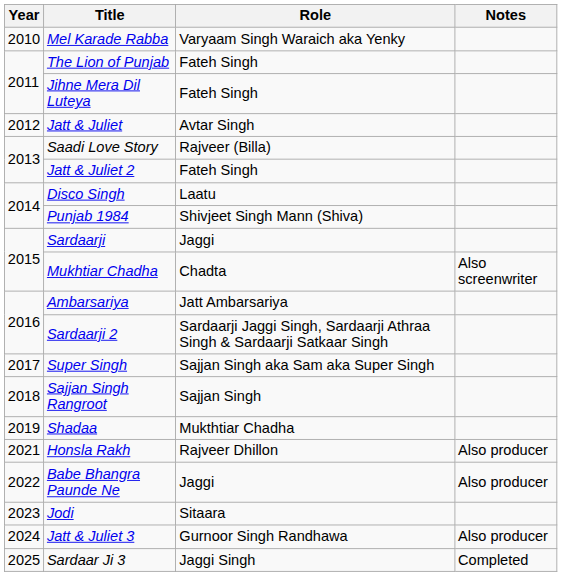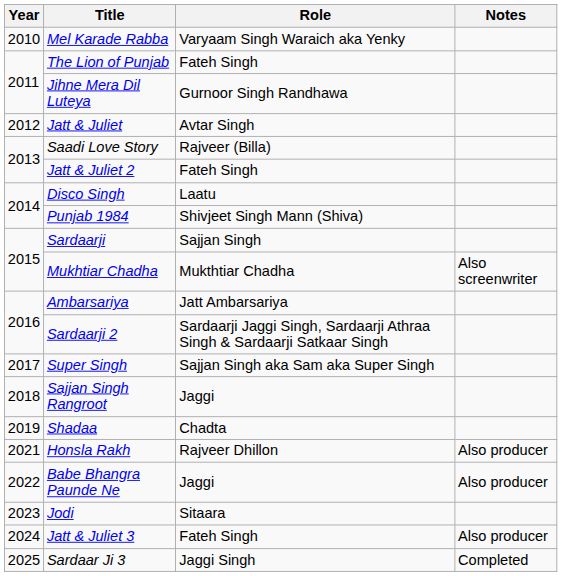(219, 93) Fateh Singh -> (263, 93) Gurnoor Singh Randhawa
(197, 240) Jaggi -> (220, 240) Sajjan Singh
(203, 271) Chadta -> (237, 271) Mukthtiar Chadha
(220, 396) Sajjan Singh -> (197, 396) Jaggi
(237, 427) Mukthtiar Chadha -> (203, 427) Chadta
(263, 536) Gurnoor Singh Randhawa -> (219, 536) Fateh Singh
